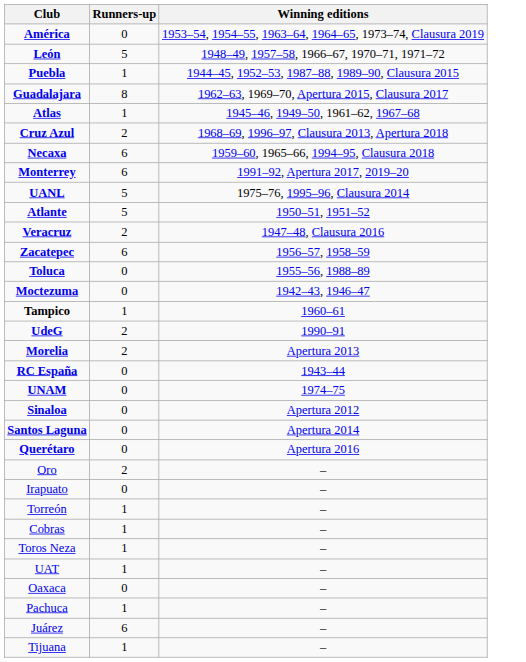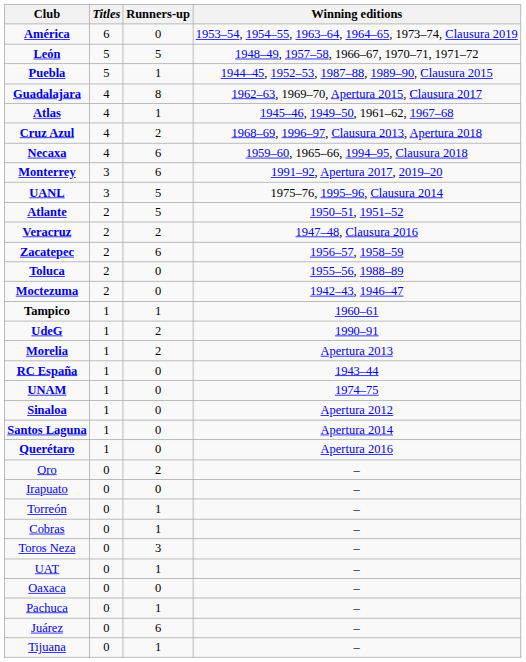+ column: (106, 14)
(124, 548) 1 -> (158, 548) 3
